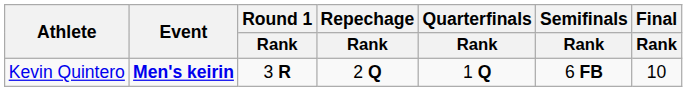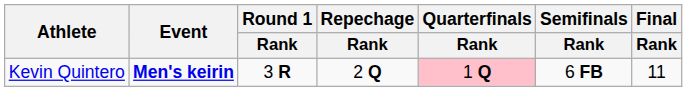(477, 73) no background -> (477, 73) pink background
(657, 73) 10 -> (657, 73) 11
